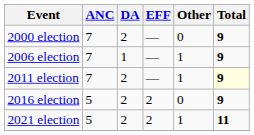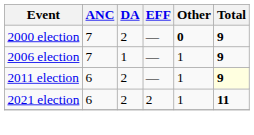(180, 36) normal -> (180, 36) bold
(89, 78) 7 -> (89, 78) 6
- row: (43, 99)
(89, 120) 5 -> (89, 99) 6
